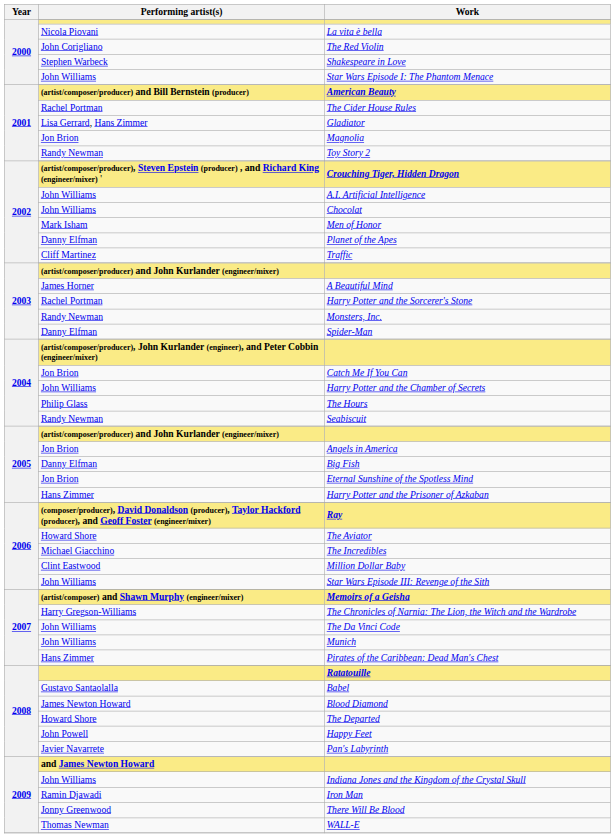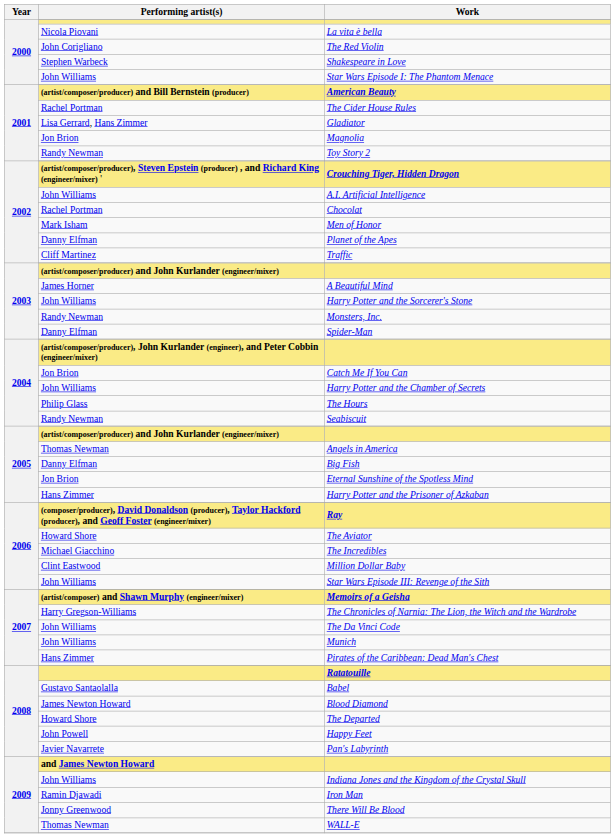(68, 210) John Williams -> (72, 210) Rachel Portman
(72, 301) Rachel Portman -> (68, 301) John Williams
(60, 449) Jon Brion -> (75, 449) Thomas Newman
